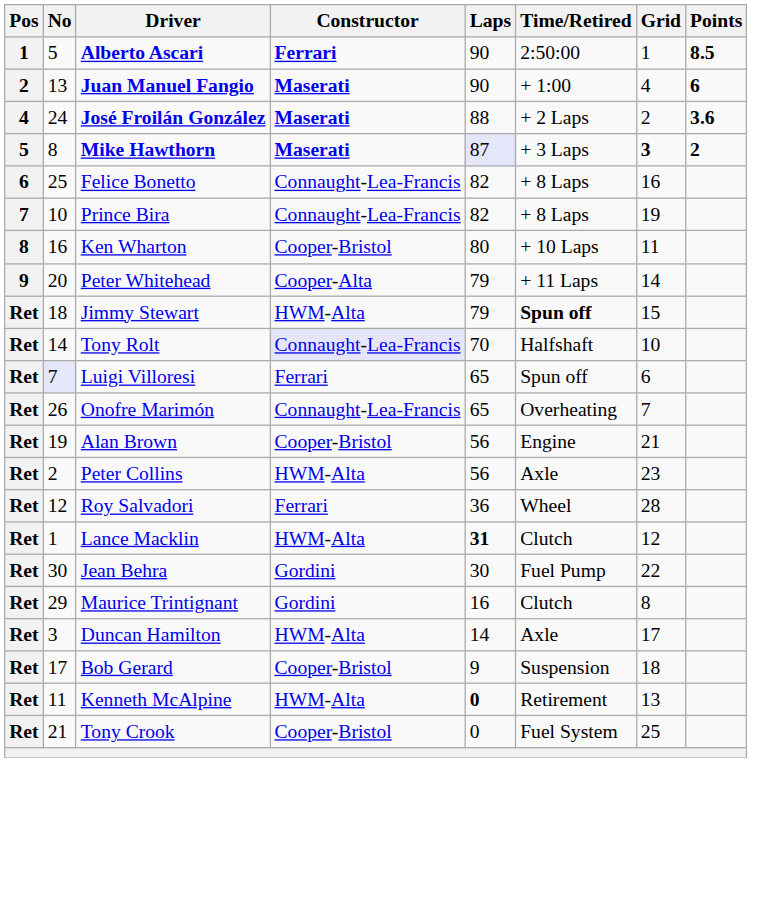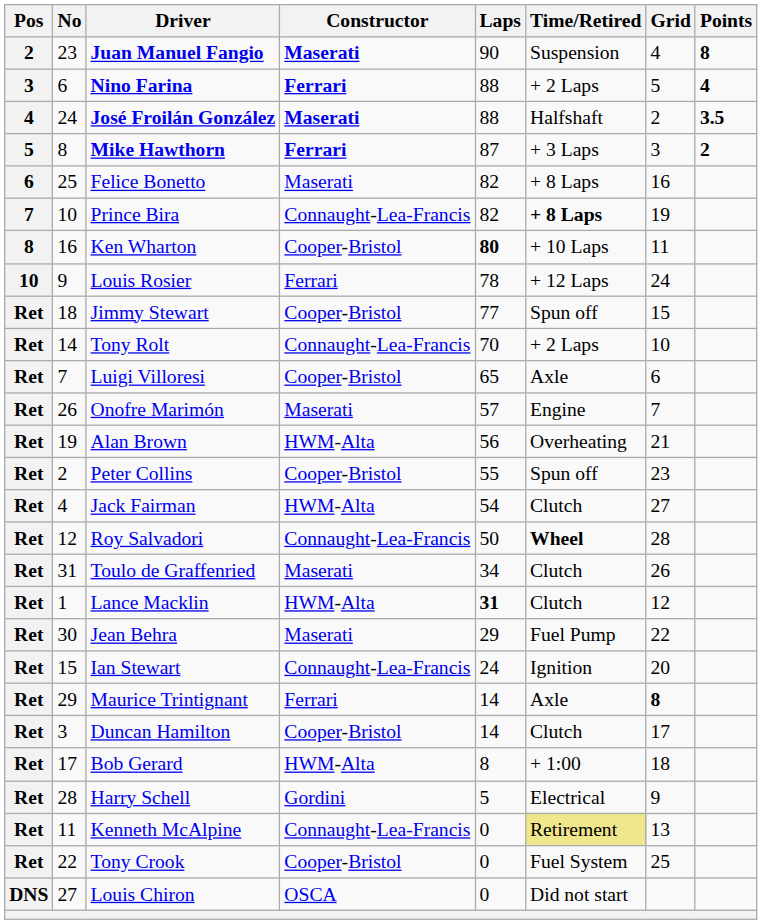- row: (142, 53)
(57, 85) 13 -> (67, 53) 23
(546, 85) + 1:00 -> (575, 53) Suspension
(695, 85) 6 -> (705, 53) 8
+ row: (141, 85)
(555, 117) + 2 Laps -> (566, 117) Halfshaft
(702, 117) 3.6 -> (712, 117) 3.5
(312, 150) Maserati -> (315, 150) Ferrari
(480, 150) lavender background -> (489, 150) no background
(646, 150) bold -> (655, 150) normal
(368, 182) Connaught-Lea-Francis -> (319, 182) Maserati
(555, 214) normal -> (566, 214) bold
(480, 247) normal -> (489, 247) bold
- row: (146, 279)
+ row: (141, 279)
(320, 311) HWM-Alta -> (343, 311) Cooper-Bristol
(480, 311) 79 -> (489, 311) 77
(556, 311) bold -> (564, 311) normal
(368, 344) lavender background -> (377, 344) no background
(557, 344) Halfshaft -> (564, 344) + 2 Laps
(53, 376) lavender background -> (62, 376) no background
(301, 376) Ferrari -> (343, 376) Cooper-Bristol
(554, 376) Spun off -> (549, 376) Axle
(368, 408) Connaught-Lea-Francis -> (319, 408) Maserati
(480, 408) 65 -> (489, 408) 57
(569, 408) Overheating -> (558, 408) Engine
(333, 441) Cooper-Bristol -> (330, 441) HWM-Alta
(548, 441) Engine -> (578, 441) Overheating
(320, 473) HWM-Alta -> (343, 473) Cooper-Bristol
(480, 473) 56 -> (489, 473) 55
(539, 473) Axle -> (564, 473) Spun off
+ row: (143, 505)
(301, 505) Ferrari -> (377, 538) Connaught-Lea-Francis
(480, 505) 36 -> (489, 538) 50
(546, 505) normal -> (557, 538) bold
+ row: (173, 570)
(305, 570) Gordini -> (319, 635) Maserati
(480, 570) 30 -> (489, 635) 29
+ row: (135, 667)
(305, 602) Gordini -> (311, 699) Ferrari
(480, 602) 16 -> (489, 699) 14
(546, 602) Clutch -> (549, 699) Axle
(646, 602) normal -> (655, 699) bold
(320, 635) HWM-Alta -> (343, 732) Cooper-Bristol
(539, 635) Axle -> (556, 732) Clutch
(333, 667) Cooper-Bristol -> (330, 764) HWM-Alta
(475, 667) 9 -> (484, 764) 8
(565, 667) Suspension -> (555, 764) + 1:00
+ row: (140, 796)
(320, 699) HWM-Alta -> (377, 829) Connaught-Lea-Francis
(475, 699) bold -> (484, 829) normal
(564, 699) no background -> (574, 829) khaki background
(57, 732) 21 -> (67, 861) 22
+ row: (143, 893)
